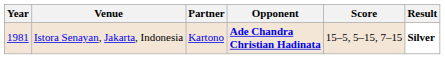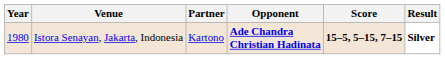(18, 38) 1981 -> (18, 38) 1980
(364, 38) normal -> (364, 38) bold
